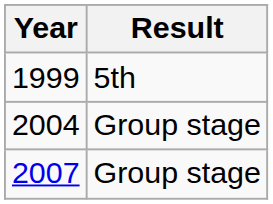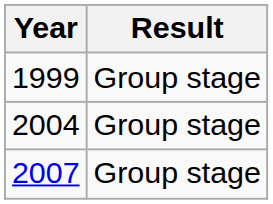(115, 76) 5th -> (177, 76) Group stage
